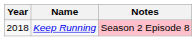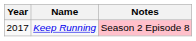(18, 28) 2018 -> (18, 28) 2017
